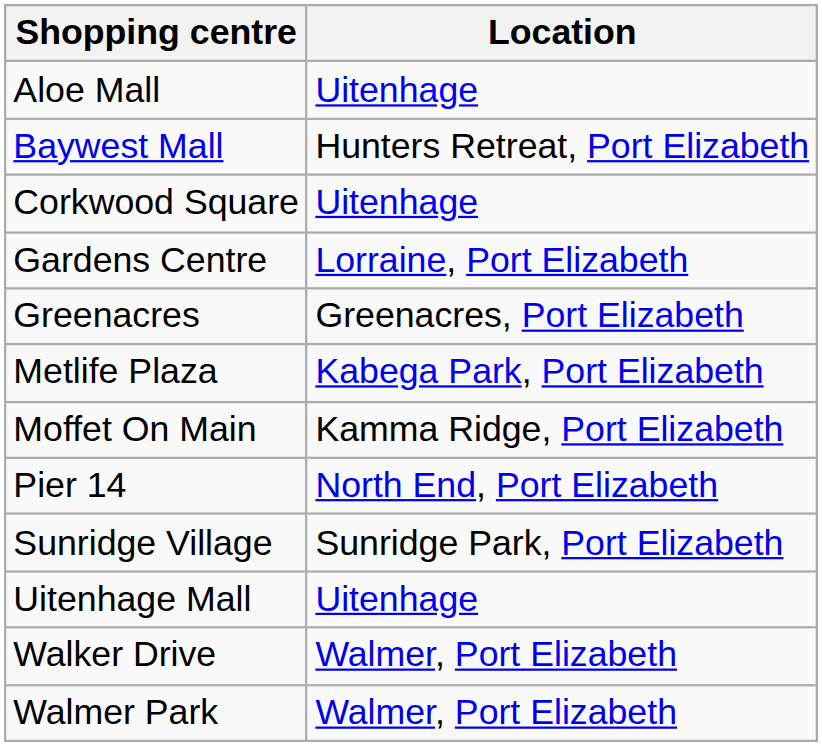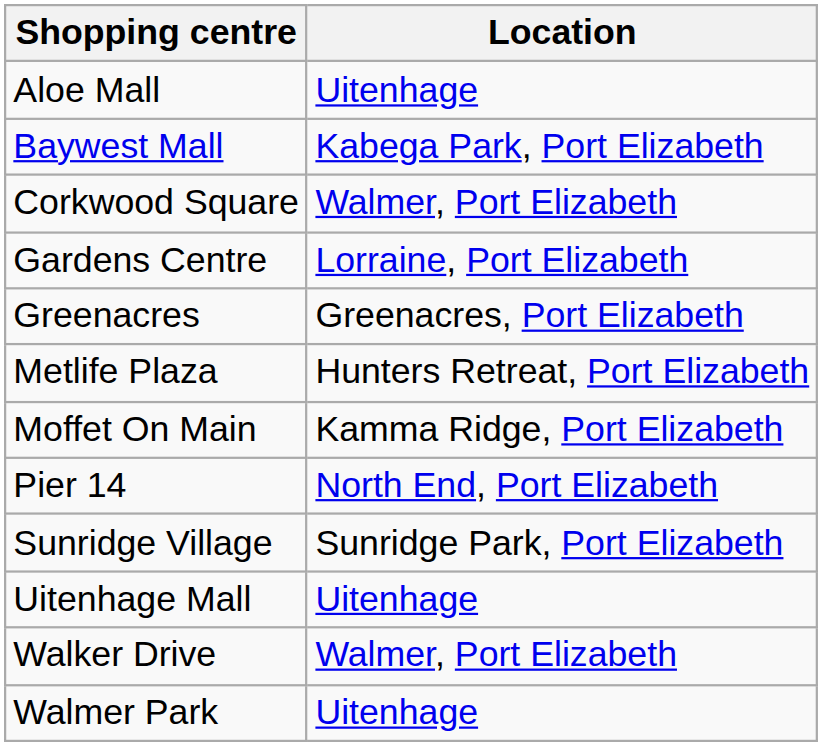(562, 145) Hunters Retreat, Port Elizabeth -> (540, 145) Kabega Park, Port Elizabeth
(397, 202) Uitenhage -> (496, 202) Walmer, Port Elizabeth
(540, 372) Kabega Park, Port Elizabeth -> (562, 372) Hunters Retreat, Port Elizabeth
(496, 711) Walmer, Port Elizabeth -> (397, 711) Uitenhage
